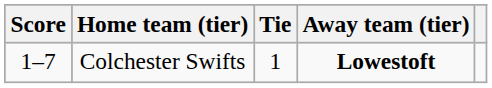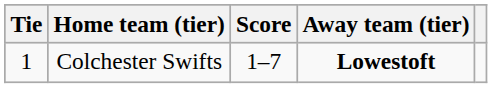columns swapped: (275, 23) <-> (38, 23)
